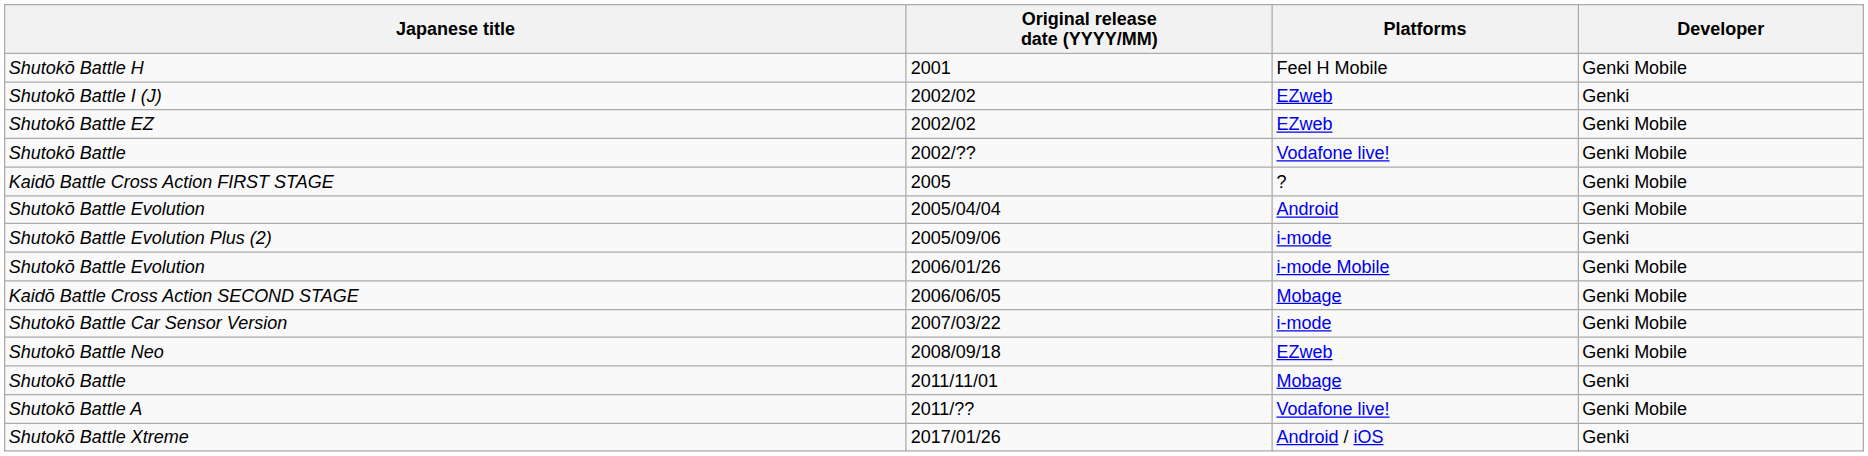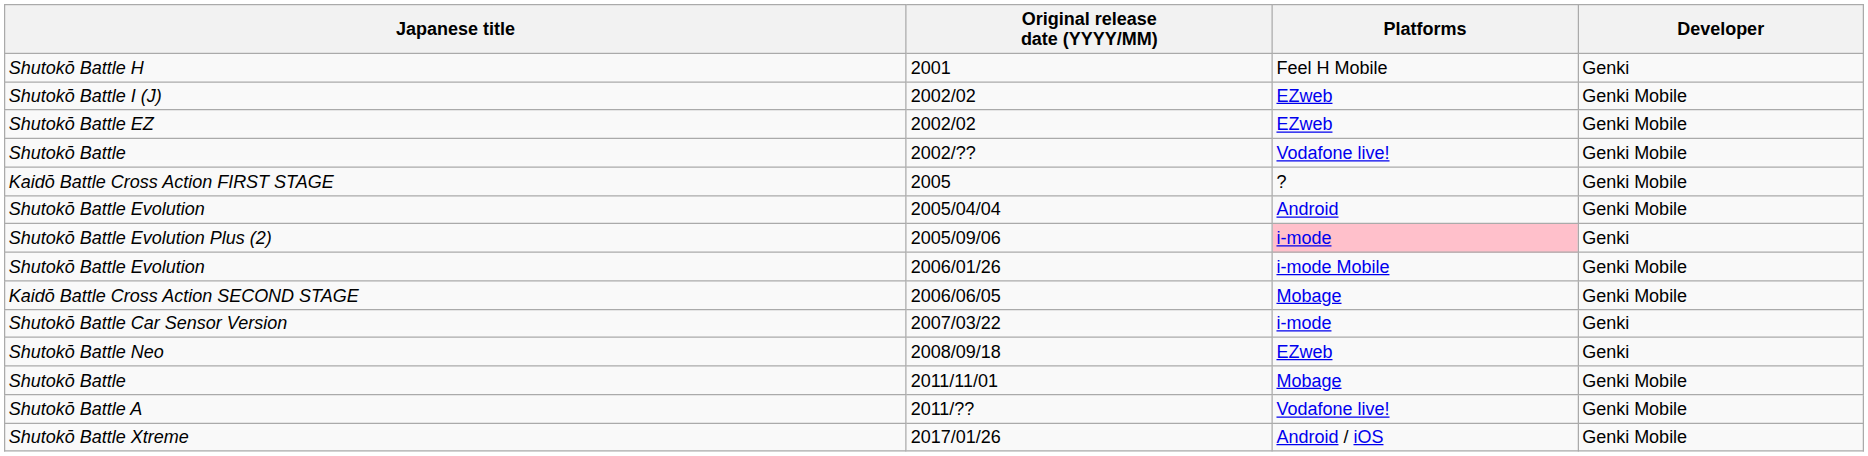(1635, 68) Genki Mobile -> (1606, 68) Genki
(1606, 96) Genki -> (1635, 96) Genki Mobile
(1304, 238) no background -> (1304, 238) pink background
(1635, 324) Genki Mobile -> (1606, 324) Genki
(1635, 352) Genki Mobile -> (1606, 352) Genki
(1606, 380) Genki -> (1635, 380) Genki Mobile
(1606, 437) Genki -> (1635, 437) Genki Mobile
